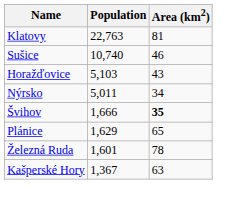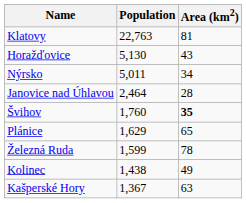- row: (23, 55)
(104, 74) 5,103 -> (133, 55) 5,130
+ row: (60, 93)
(104, 112) 1,666 -> (133, 112) 1,760
(104, 150) 1,601 -> (133, 150) 1,599
+ row: (26, 169)
